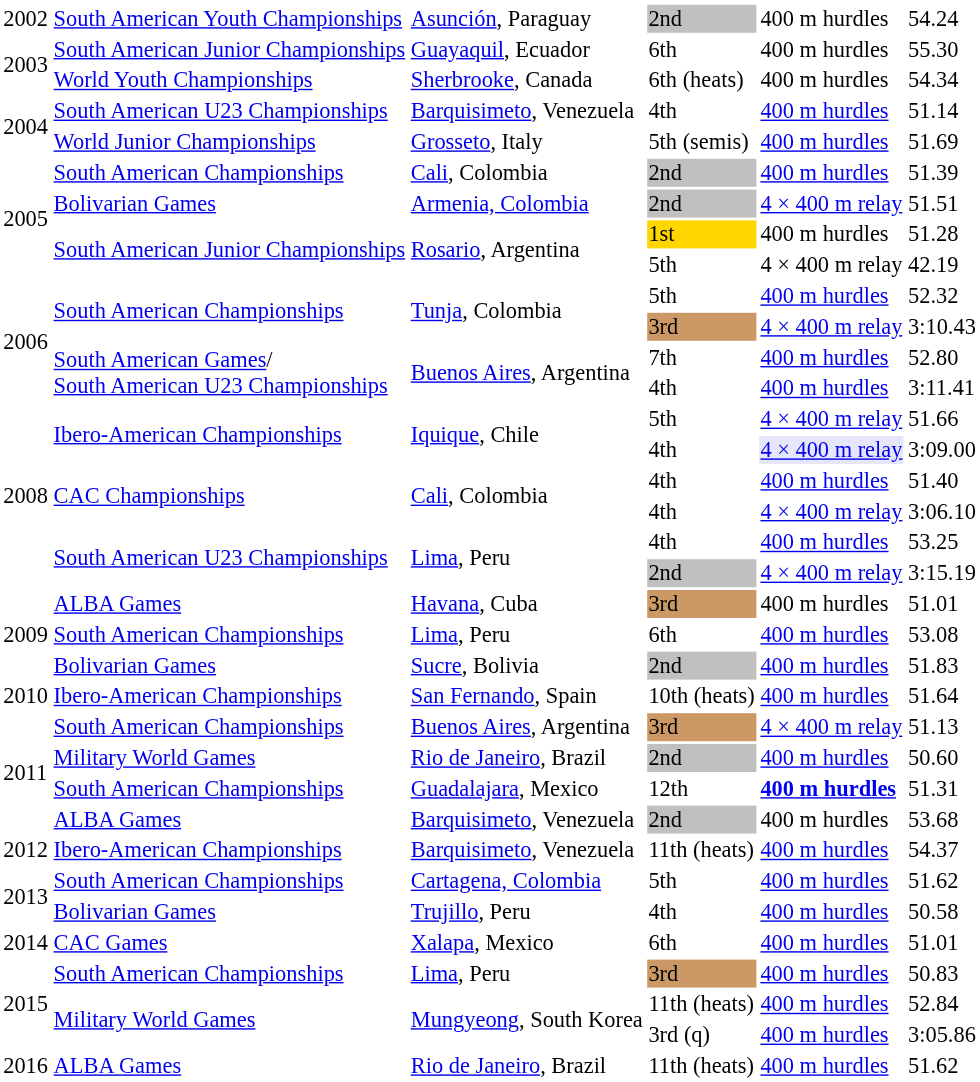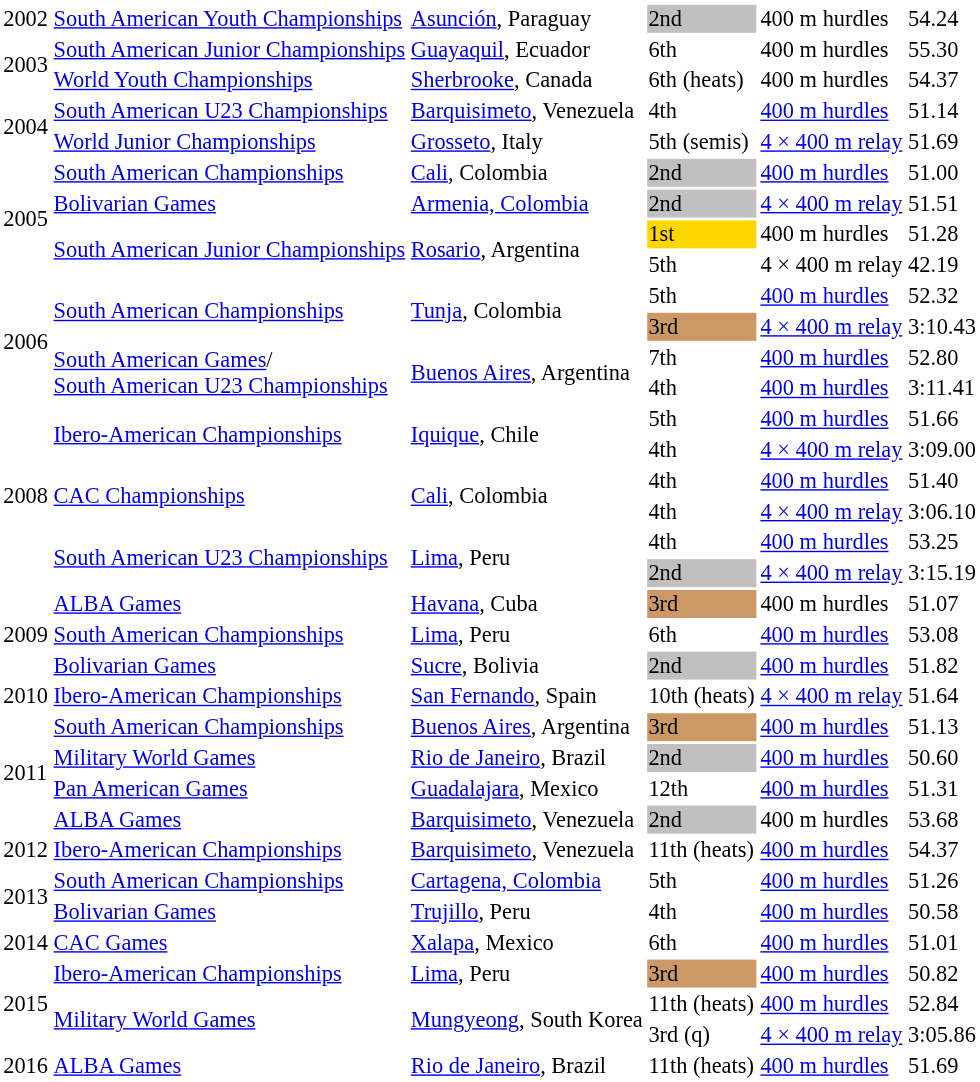(933, 80) 54.34 -> (933, 80) 54.37
(824, 141) 400 m hurdles -> (831, 141) 4 × 400 m relay
(933, 172) 51.39 -> (933, 172) 51.00
(831, 418) 4 × 400 m relay -> (824, 418) 400 m hurdles
(831, 449) lavender background -> (831, 449) no background
(933, 603) 51.01 -> (933, 603) 51.07
(933, 665) 51.83 -> (933, 665) 51.82
(824, 696) 400 m hurdles -> (831, 696) 4 × 400 m relay
(831, 726) 4 × 400 m relay -> (824, 726) 400 m hurdles
(199, 788) South American Championships -> (151, 788) Pan American Games
(828, 788) bold -> (824, 788) normal
(933, 880) 51.62 -> (933, 880) 51.26
(199, 973) South American Championships -> (198, 973) Ibero-American Championships
(933, 973) 50.83 -> (933, 973) 50.82
(824, 1034) 400 m hurdles -> (831, 1034) 4 × 400 m relay
(933, 1065) 51.62 -> (933, 1065) 51.69
